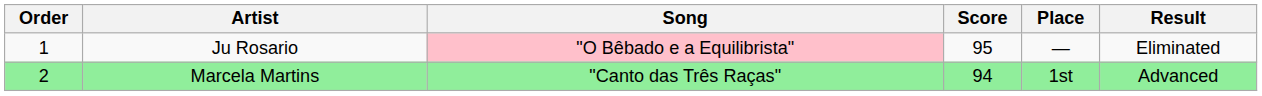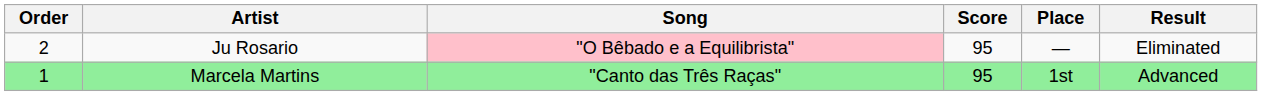(44, 47) 1 -> (44, 47) 2
(44, 76) 2 -> (44, 76) 1
(983, 76) 94 -> (983, 76) 95
